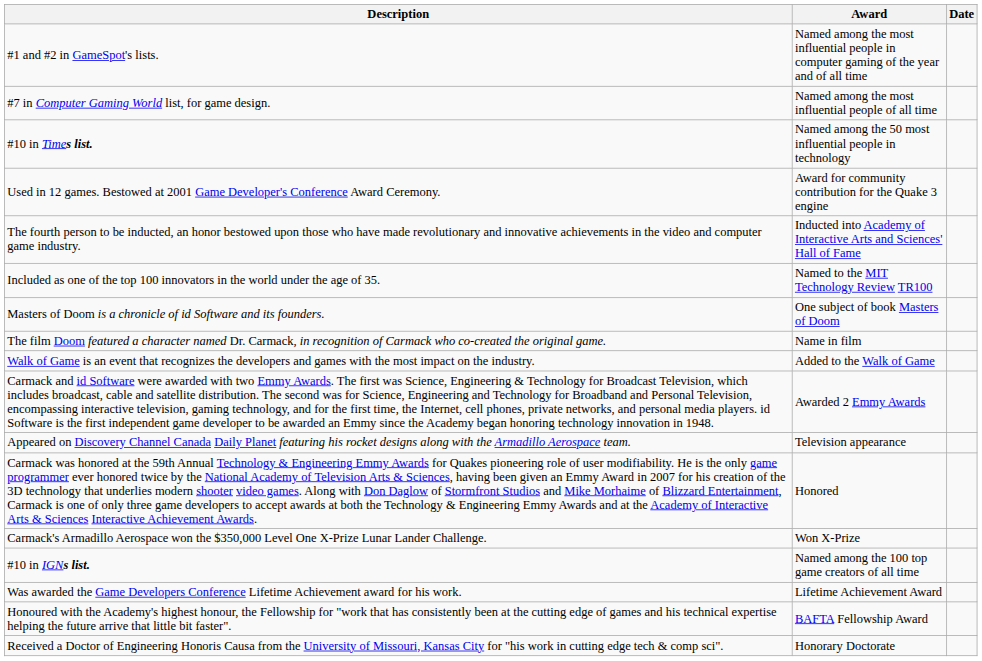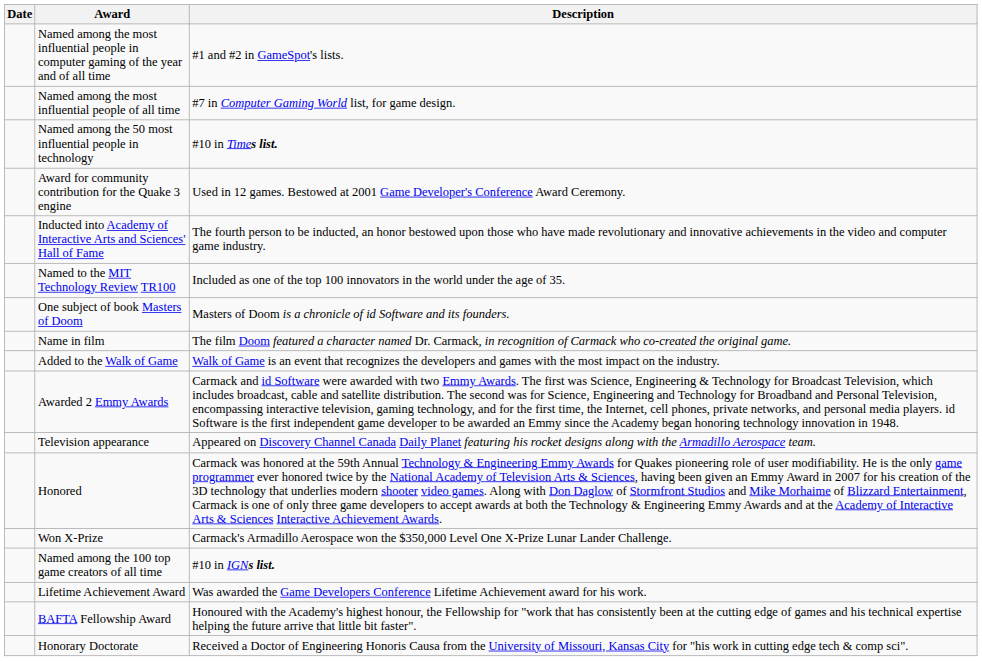columns swapped: (962, 14) <-> (398, 14)
